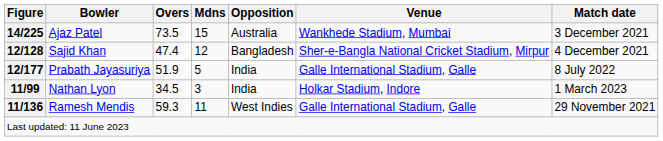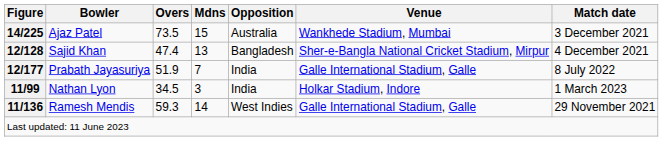(201, 51) 12 -> (201, 51) 13
(198, 70) 5 -> (198, 70) 7
(201, 107) 11 -> (201, 107) 14
